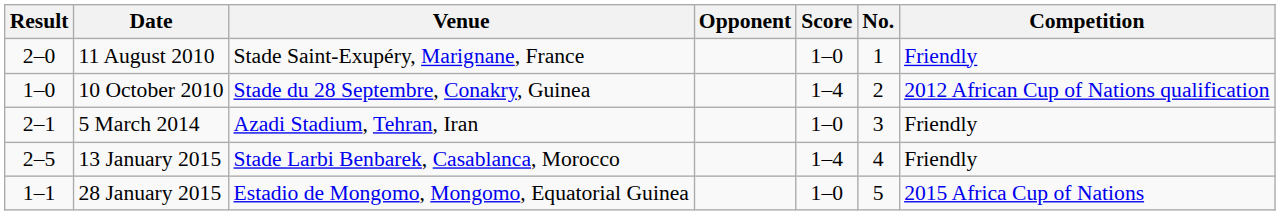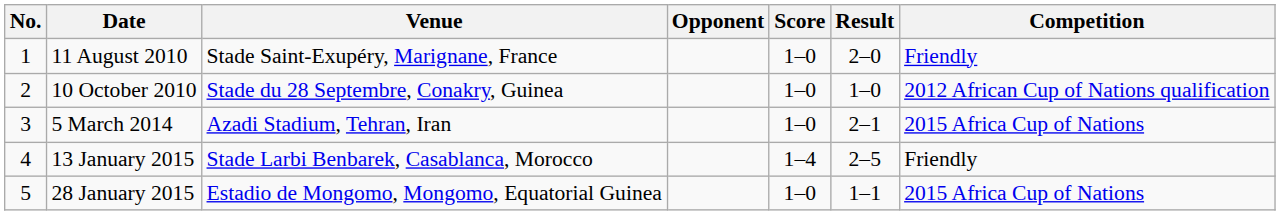columns swapped: (878, 21) <-> (39, 21)
(827, 90) 1–4 -> (800, 90) 1–0
(941, 124) Friendly -> (1024, 124) 2015 Africa Cup of Nations
